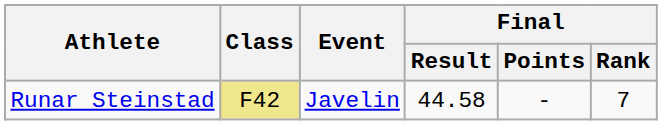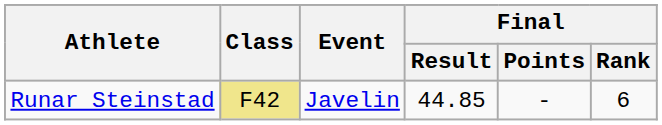(452, 100) 44.58 -> (452, 100) 44.85
(623, 100) 7 -> (623, 100) 6
